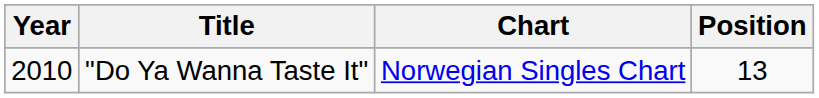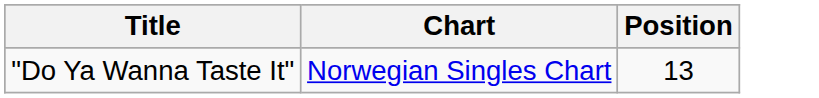- column: (42, 26)
